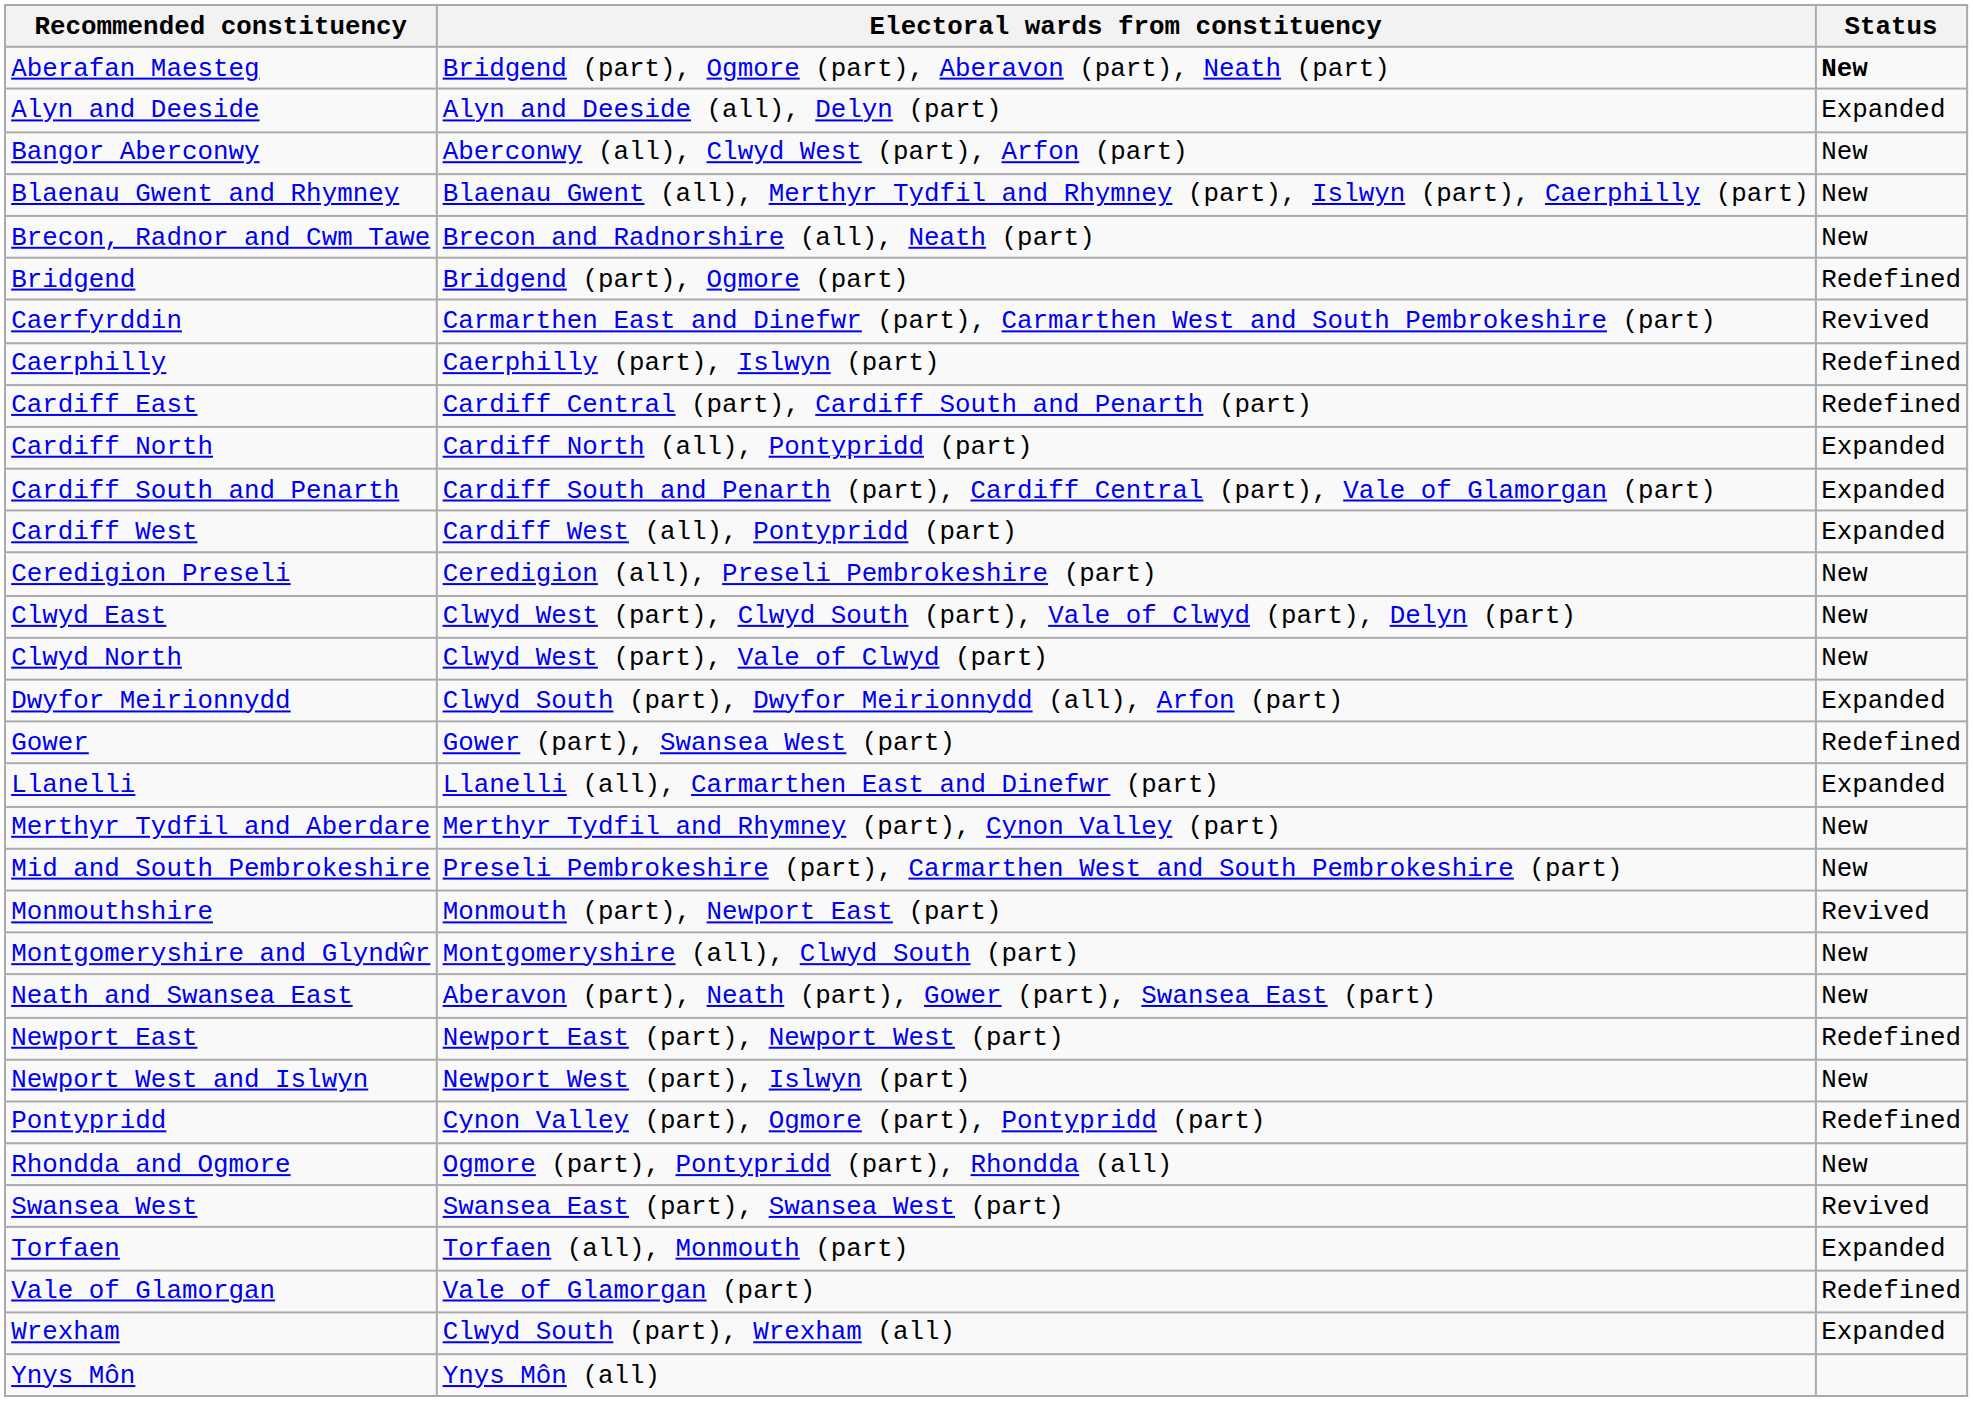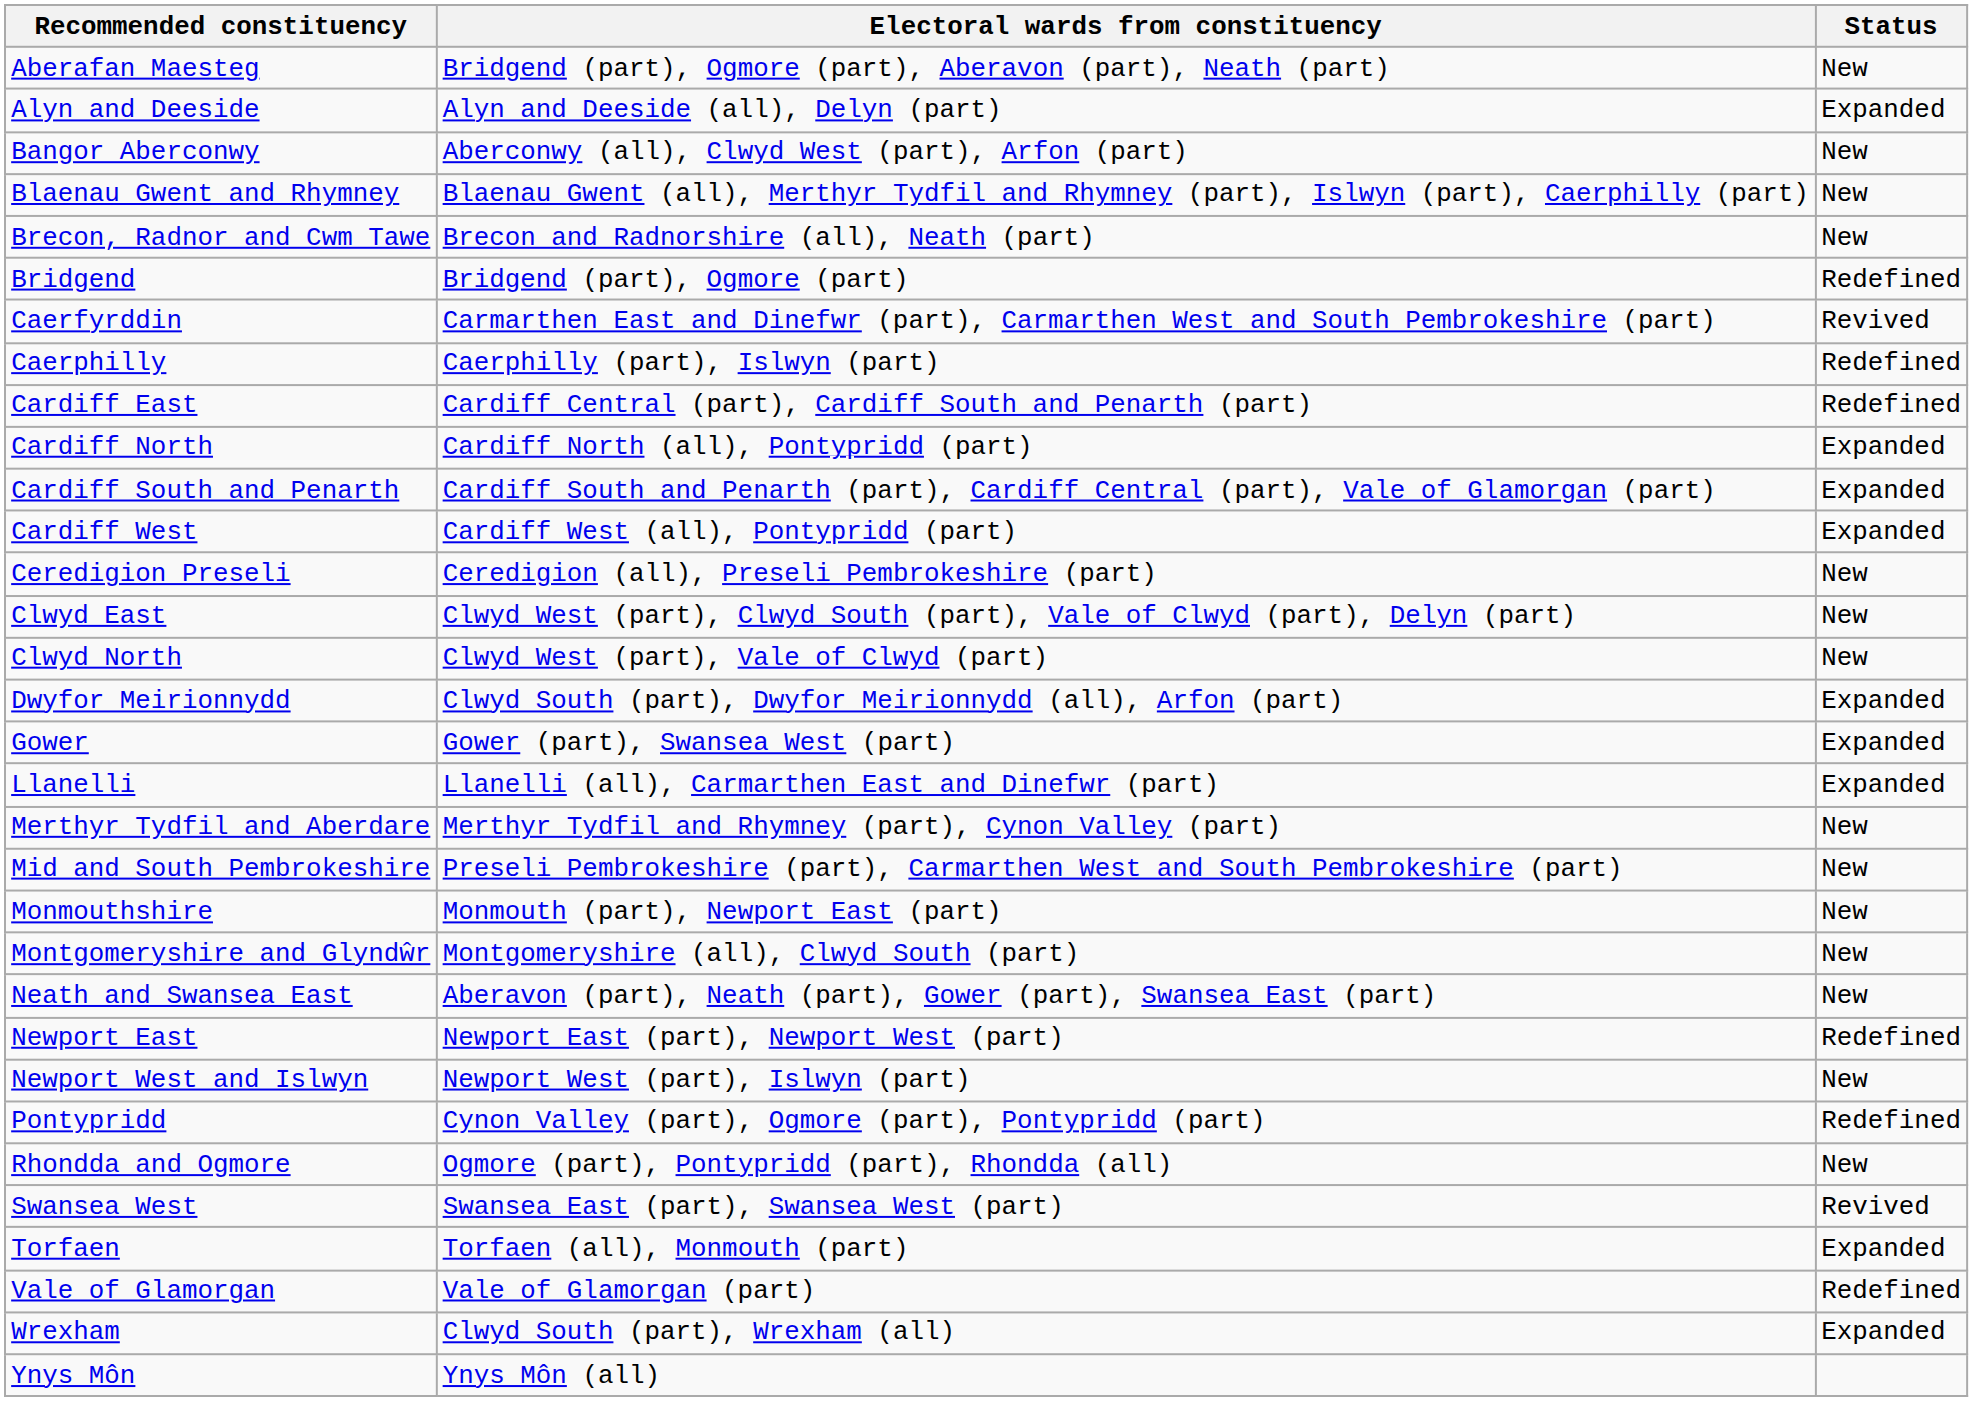(1845, 68) bold -> (1845, 68) normal
(1891, 743) Redefined -> (1883, 743) Expanded
(1876, 912) Revived -> (1845, 912) New
